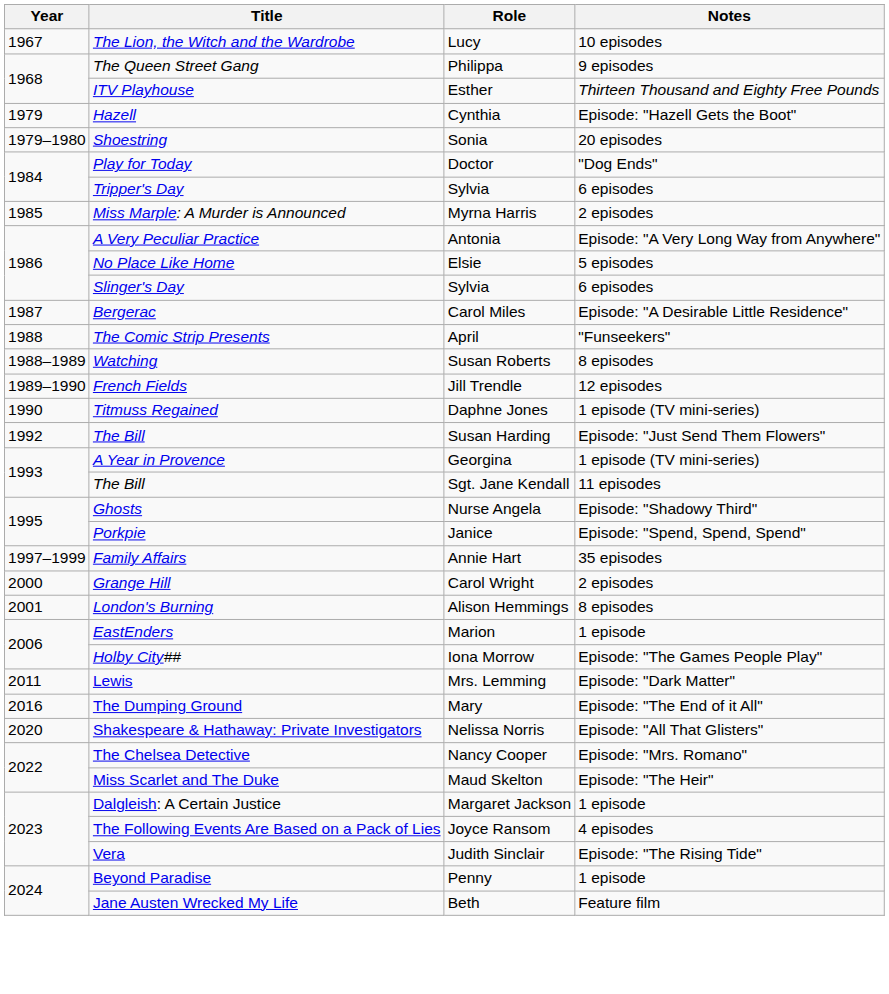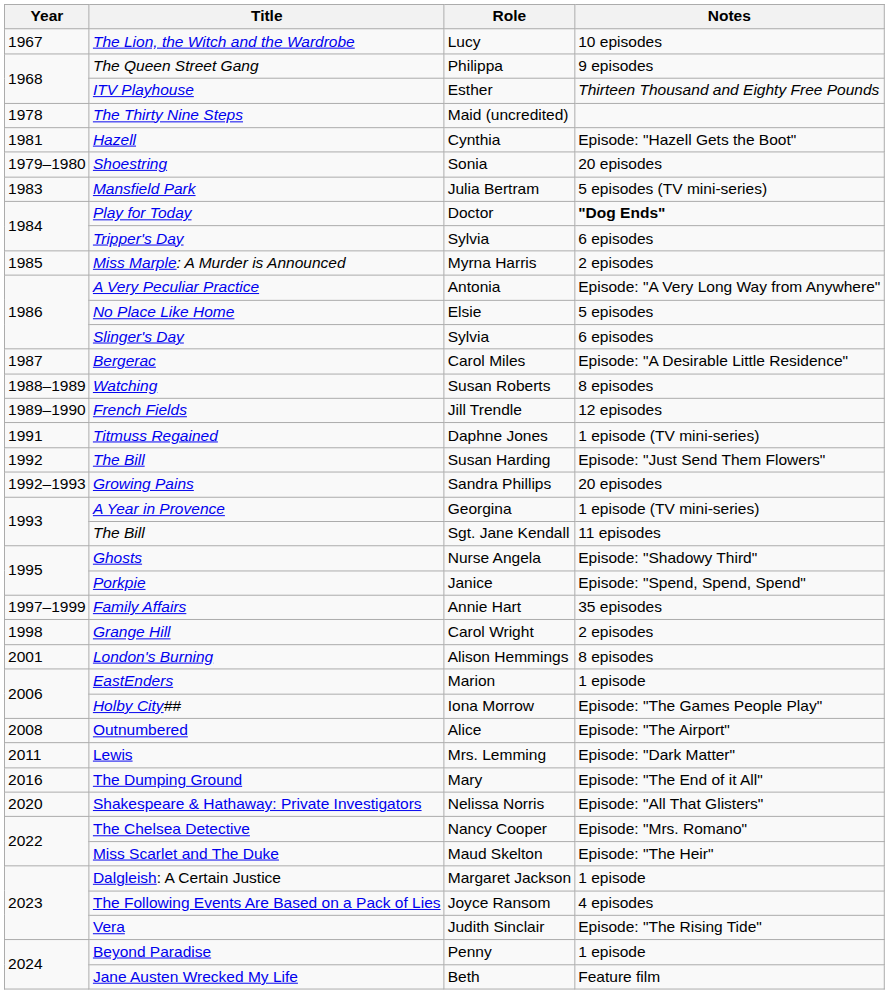+ row: (168, 115)
(25, 115) 1979 -> (25, 139) 1981
+ row: (144, 189)
(618, 164) normal -> (622, 213) bold
- row: (181, 336)
(25, 410) 1990 -> (25, 435) 1991
+ row: (143, 484)
(25, 582) 2000 -> (25, 632) 1998
+ row: (140, 730)
